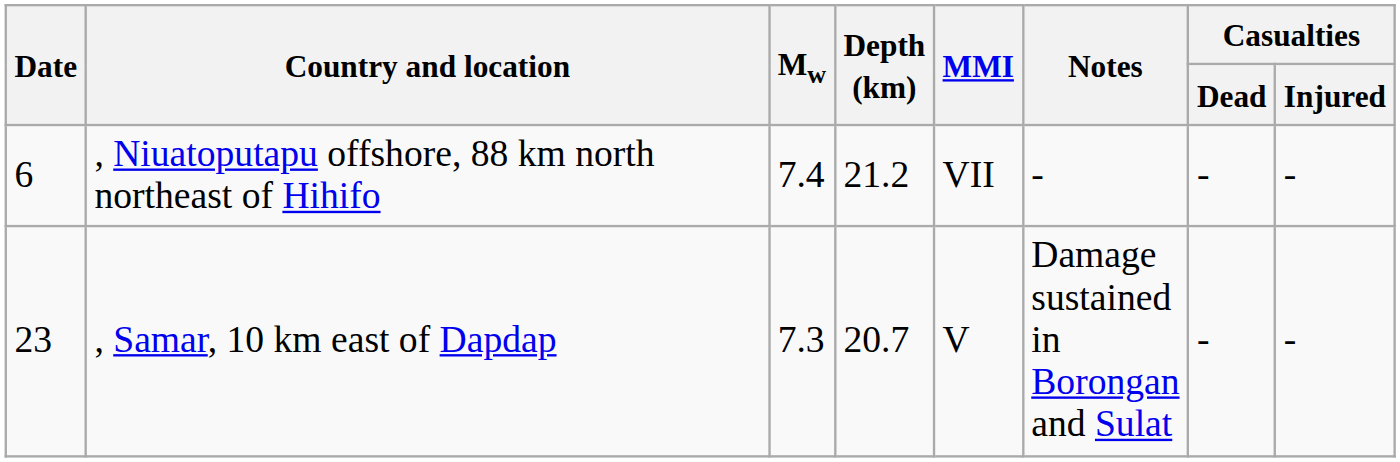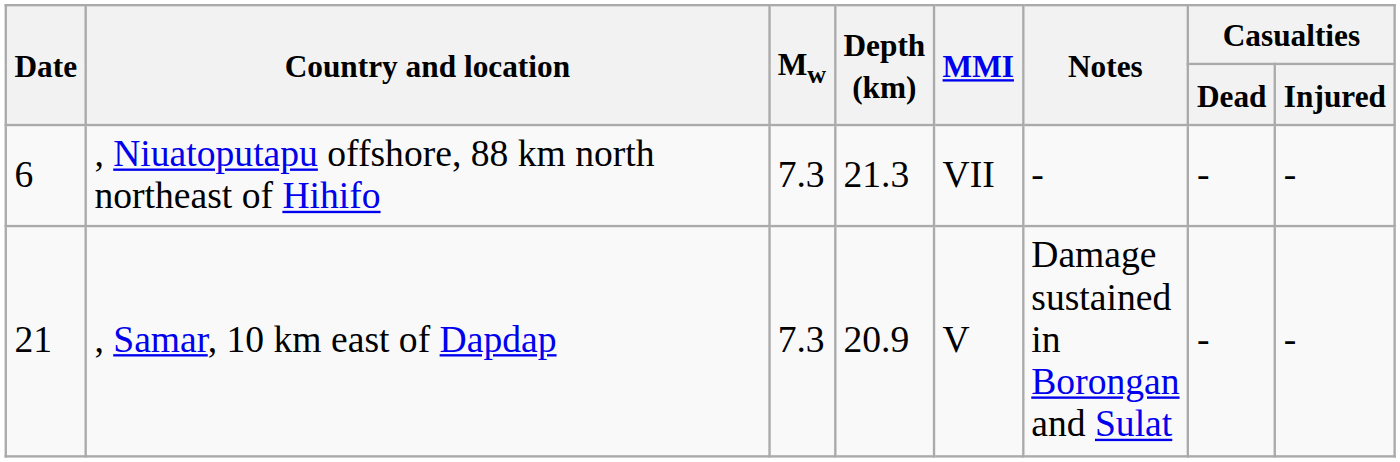(801, 174) 7.4 -> (801, 174) 7.3
(876, 174) 21.2 -> (876, 174) 21.3
(33, 340) 23 -> (33, 340) 21
(876, 340) 20.7 -> (876, 340) 20.9
